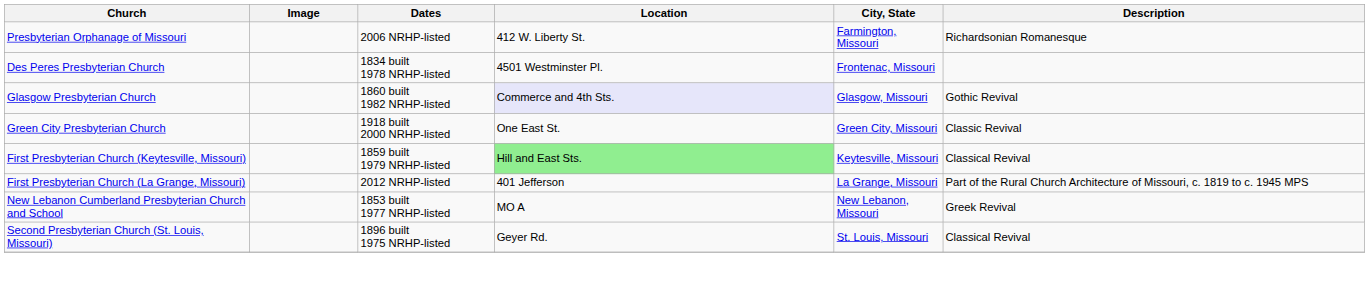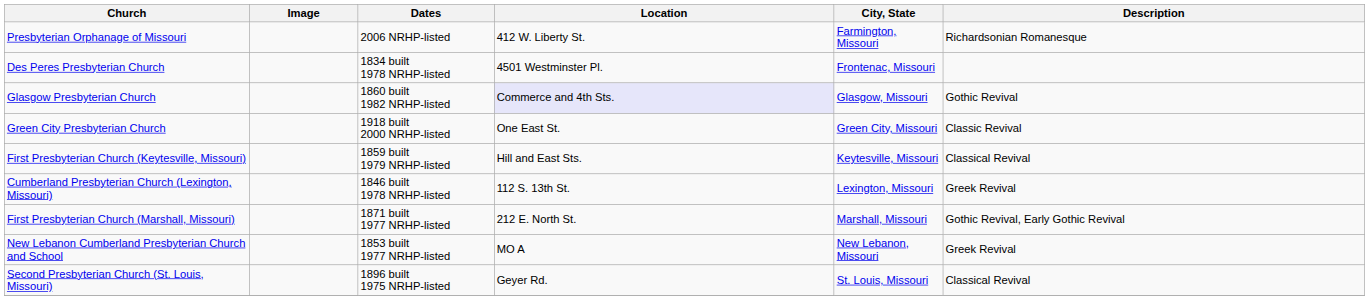(539, 158) lightgreen background -> (539, 158) no background
- row: (126, 182)
+ row: (119, 189)
+ row: (121, 219)
